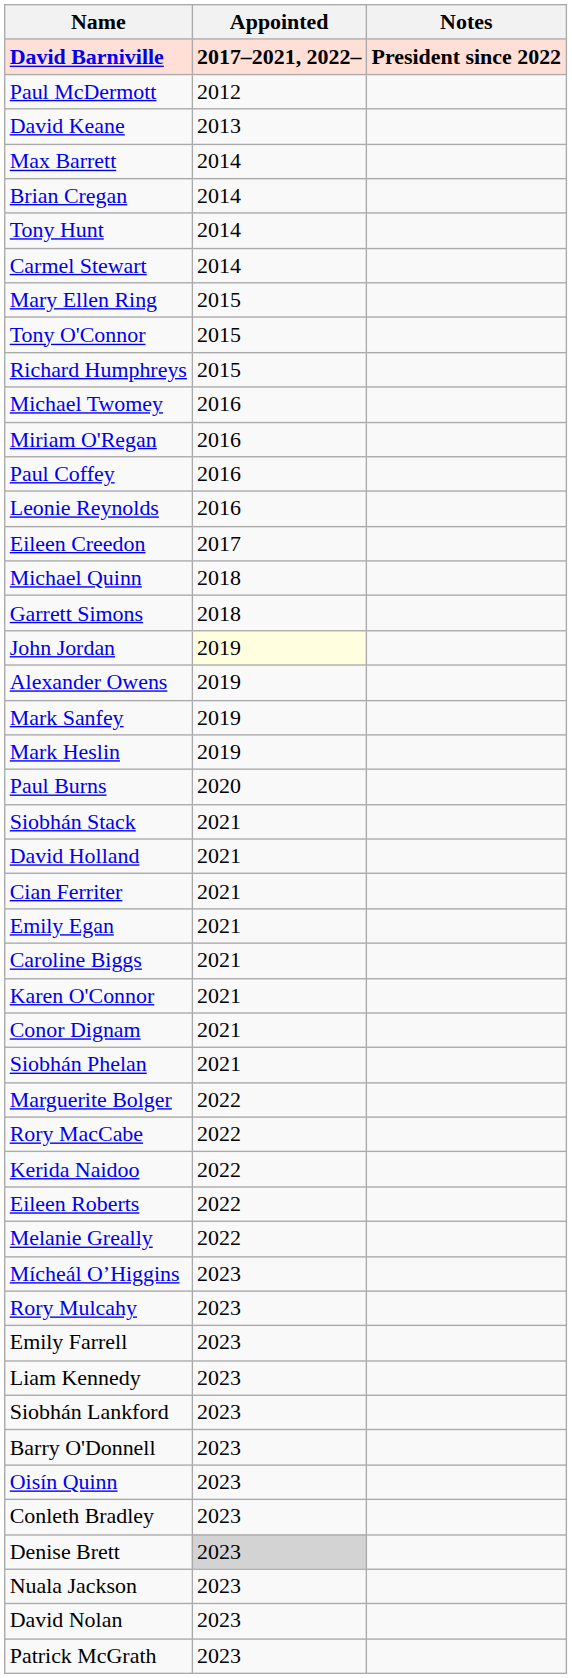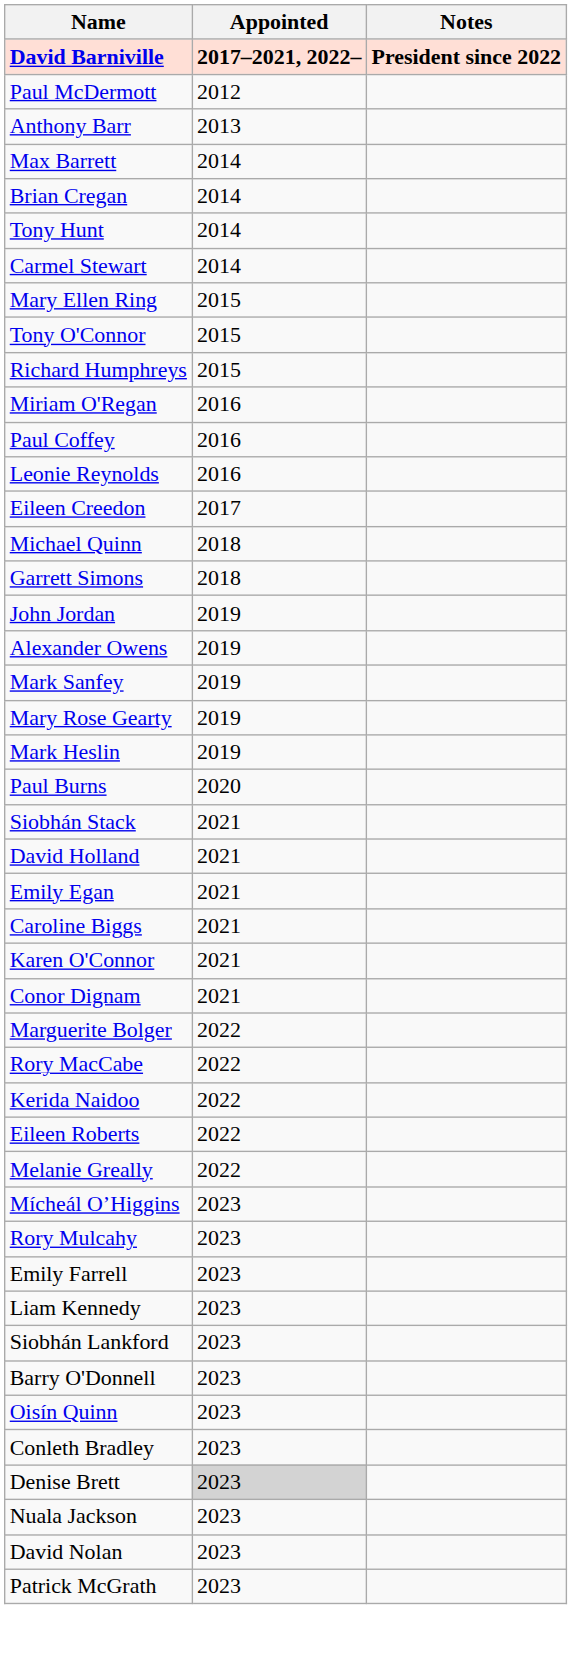+ row: (70, 126)
- row: (67, 126)
- row: (86, 404)
(219, 647) lightyellow background -> (219, 612) no background
+ row: (91, 717)
- row: (66, 890)
- row: (78, 1064)
